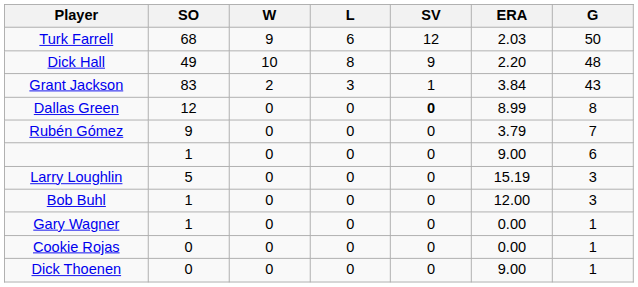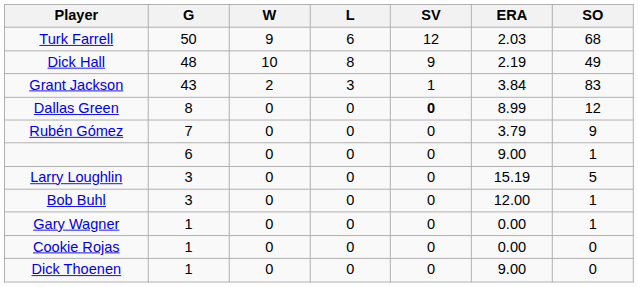columns swapped: (593, 16) <-> (189, 16)
(512, 62) 2.20 -> (512, 62) 2.19
